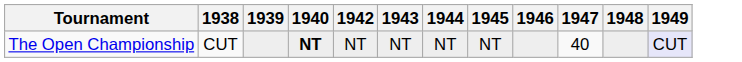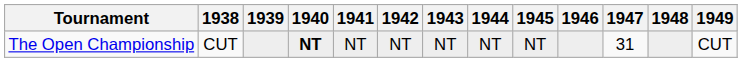+ column: (355, 18)
(580, 44) 40 -> (625, 44) 31
(670, 44) lavender background -> (715, 44) no background
